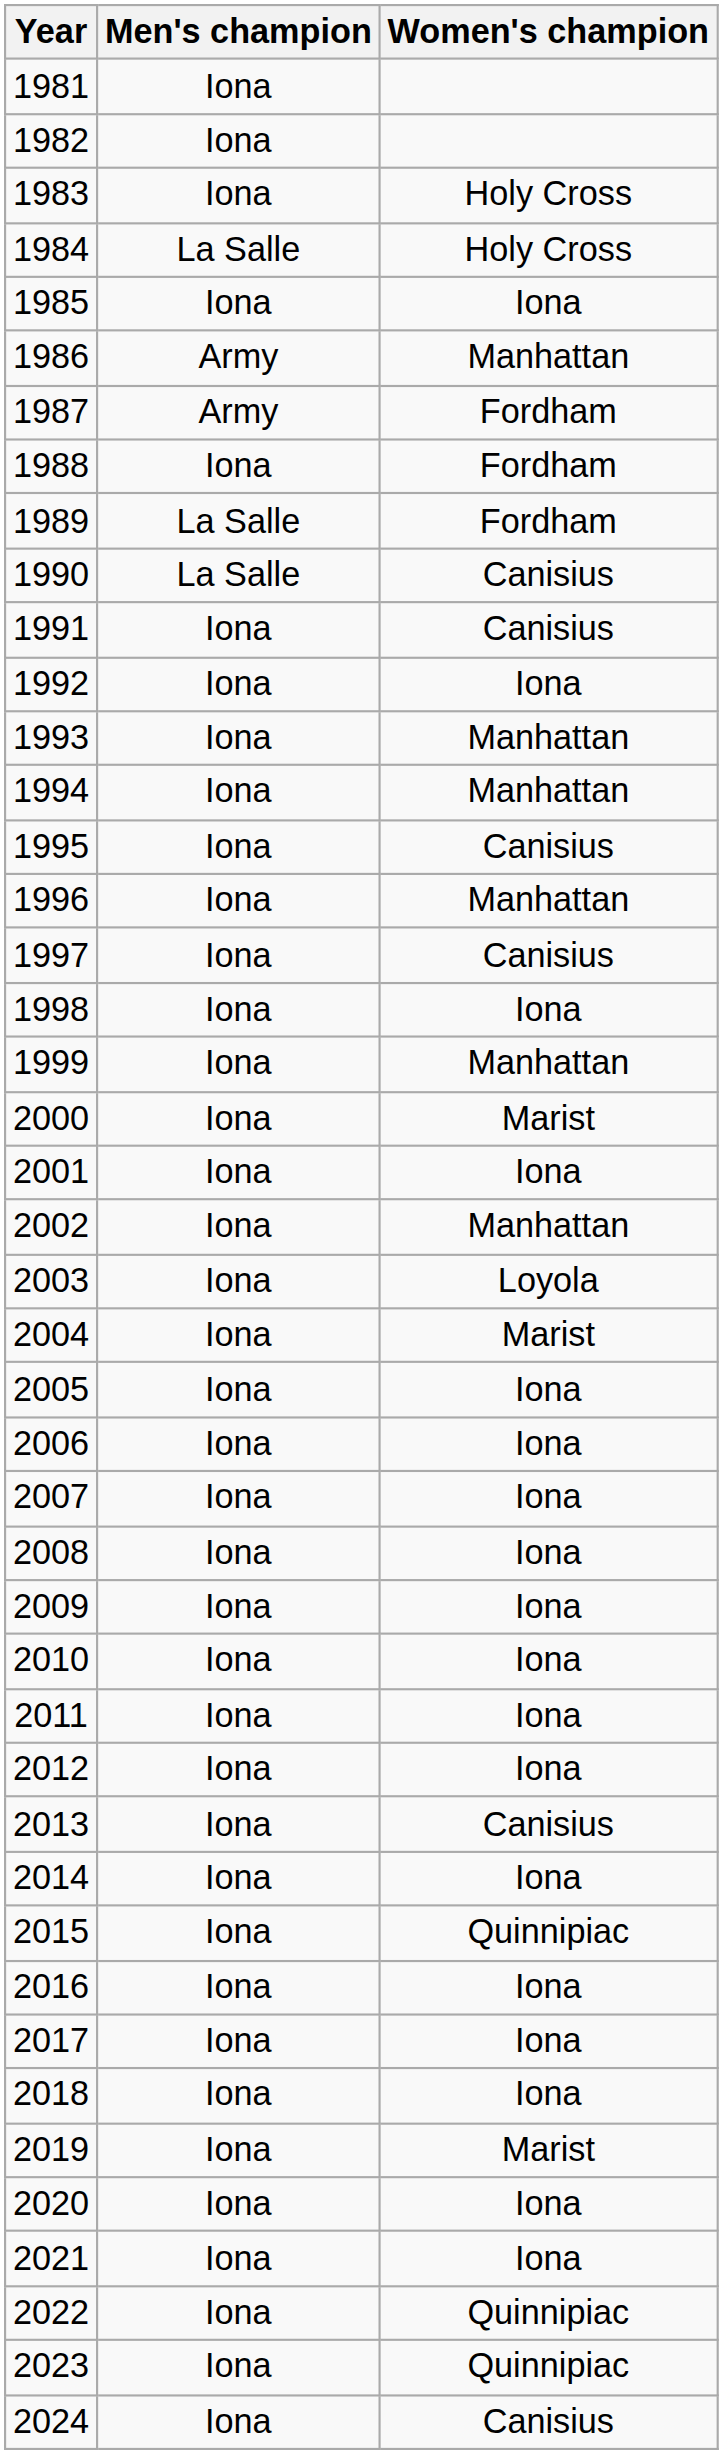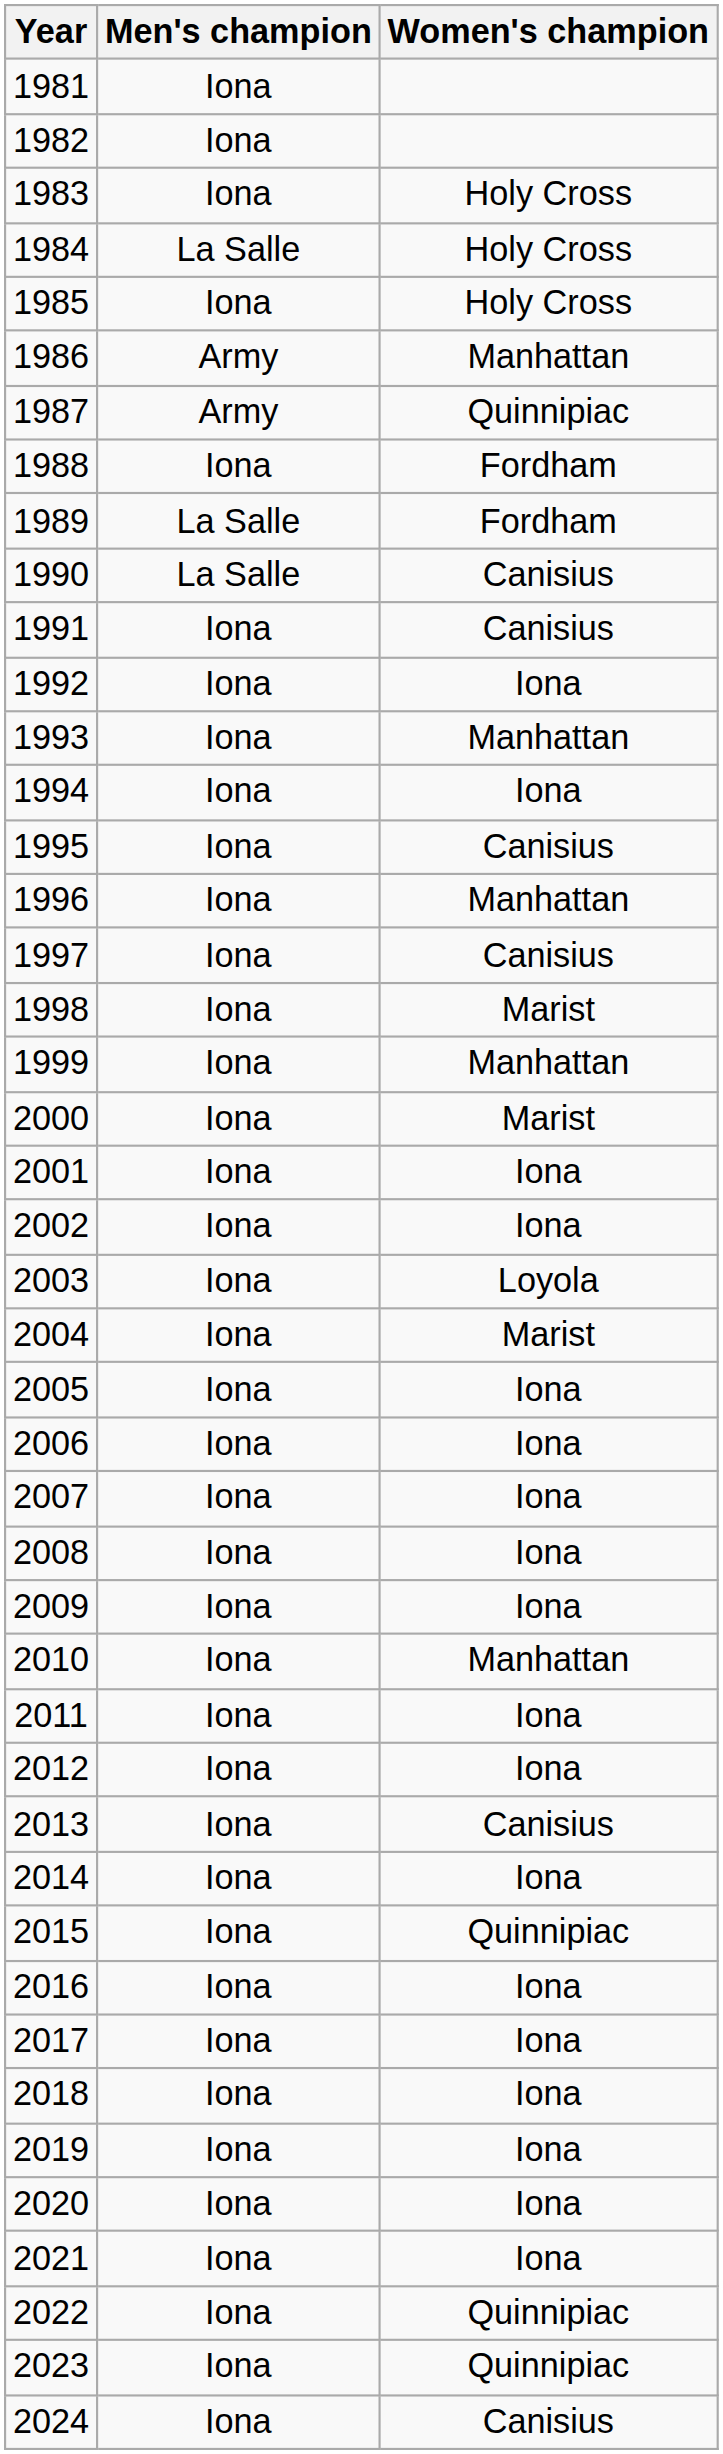(548, 303) Iona -> (548, 303) Holy Cross
(548, 411) Fordham -> (548, 411) Quinnipiac
(548, 791) Manhattan -> (548, 791) Iona
(548, 1009) Iona -> (548, 1009) Marist
(548, 1226) Manhattan -> (548, 1226) Iona
(548, 1660) Iona -> (548, 1660) Manhattan
(548, 2149) Marist -> (548, 2149) Iona
